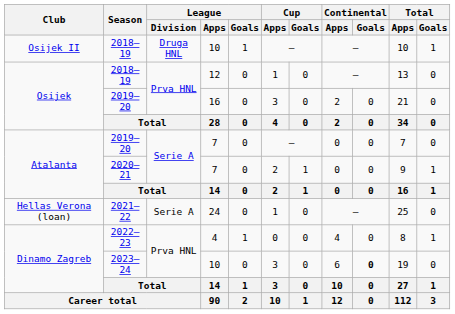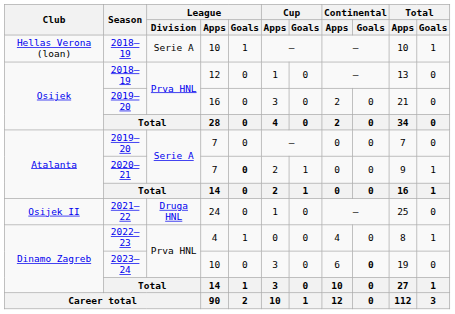(54, 49) Osijek II -> (54, 49) Hellas Verona (loan)
(174, 49) Druga HNL -> (174, 49) Serie A
(245, 170) normal -> (245, 170) bold
(54, 212) Hellas Verona (loan) -> (54, 212) Osijek II
(174, 212) Serie A -> (174, 212) Druga HNL
